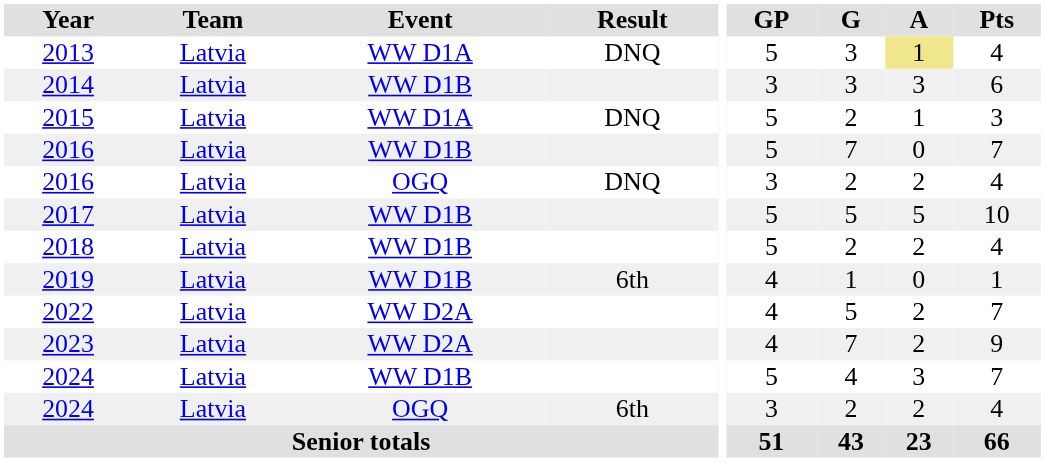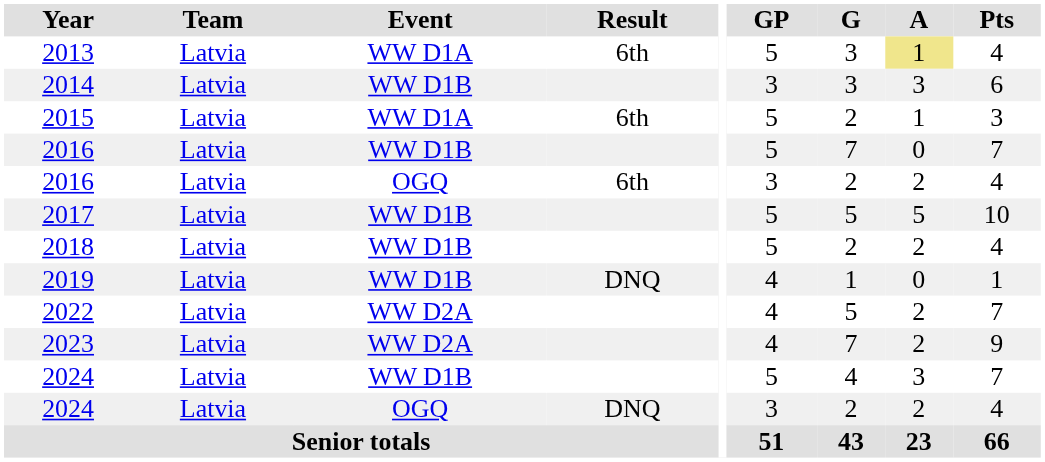(632, 52) DNQ -> (632, 52) 6th
(632, 117) DNQ -> (632, 117) 6th
(632, 181) DNQ -> (632, 181) 6th
(632, 279) 6th -> (632, 279) DNQ
(632, 408) 6th -> (632, 408) DNQ
